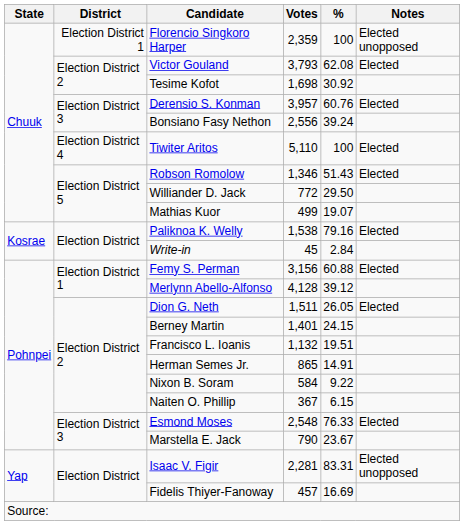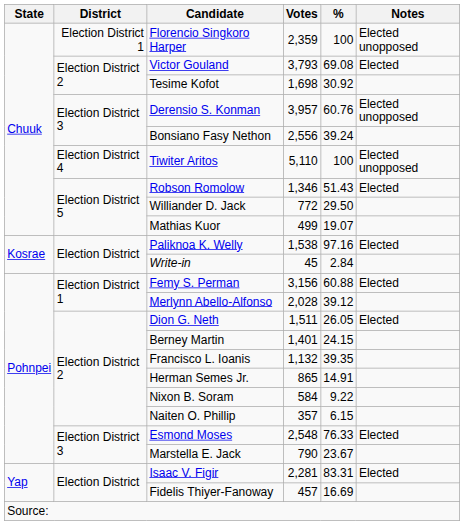(338, 65) 62.08 -> (338, 65) 69.08
(379, 103) Elected -> (389, 110) Elected unopposed
(379, 148) Elected -> (389, 161) Elected unopposed
(338, 231) 79.16 -> (338, 244) 97.16
(303, 288) 4,128 -> (303, 301) 2,028
(338, 345) 19.51 -> (338, 359) 39.35
(308, 402) 367 -> (308, 416) 357
(389, 466) Elected unopposed -> (379, 473) Elected
